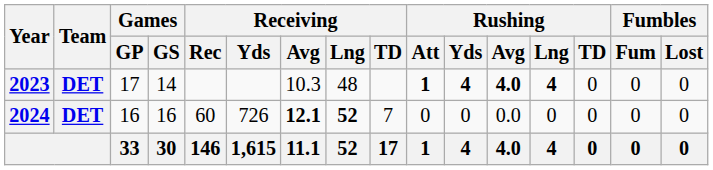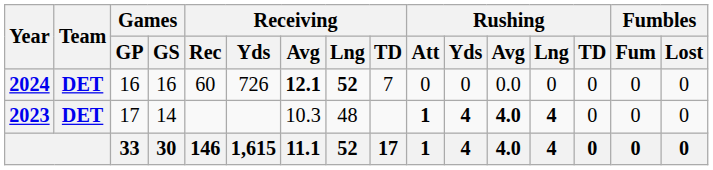rows swapped: (29, 84) <-> (29, 116)
